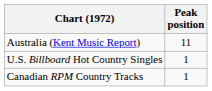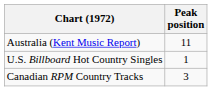(186, 77) 1 -> (186, 77) 3
